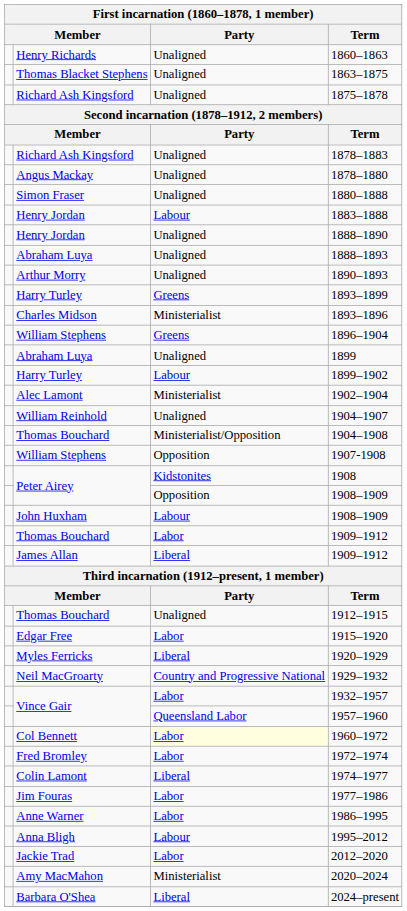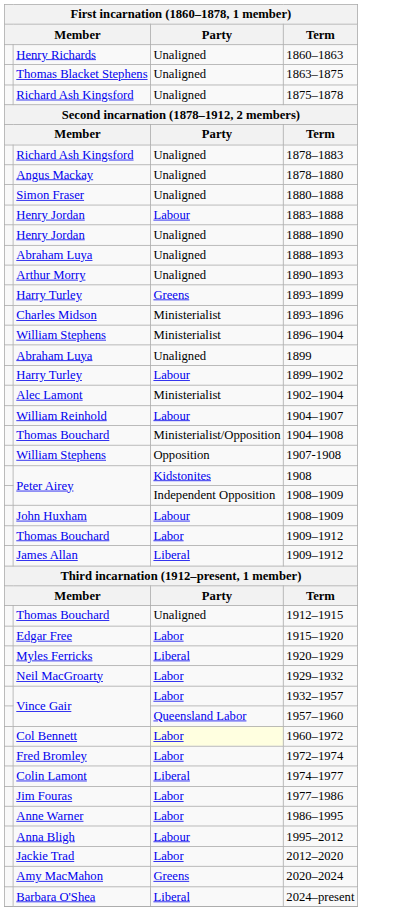(171, 335) Greens -> (187, 335) Ministerialist
(180, 415) Unaligned -> (172, 415) Labour
(182, 495) Opposition -> (214, 495) Independent Opposition
(239, 676) Country and Progressive National -> (168, 676) Labor
(187, 876) Ministerialist -> (171, 876) Greens
